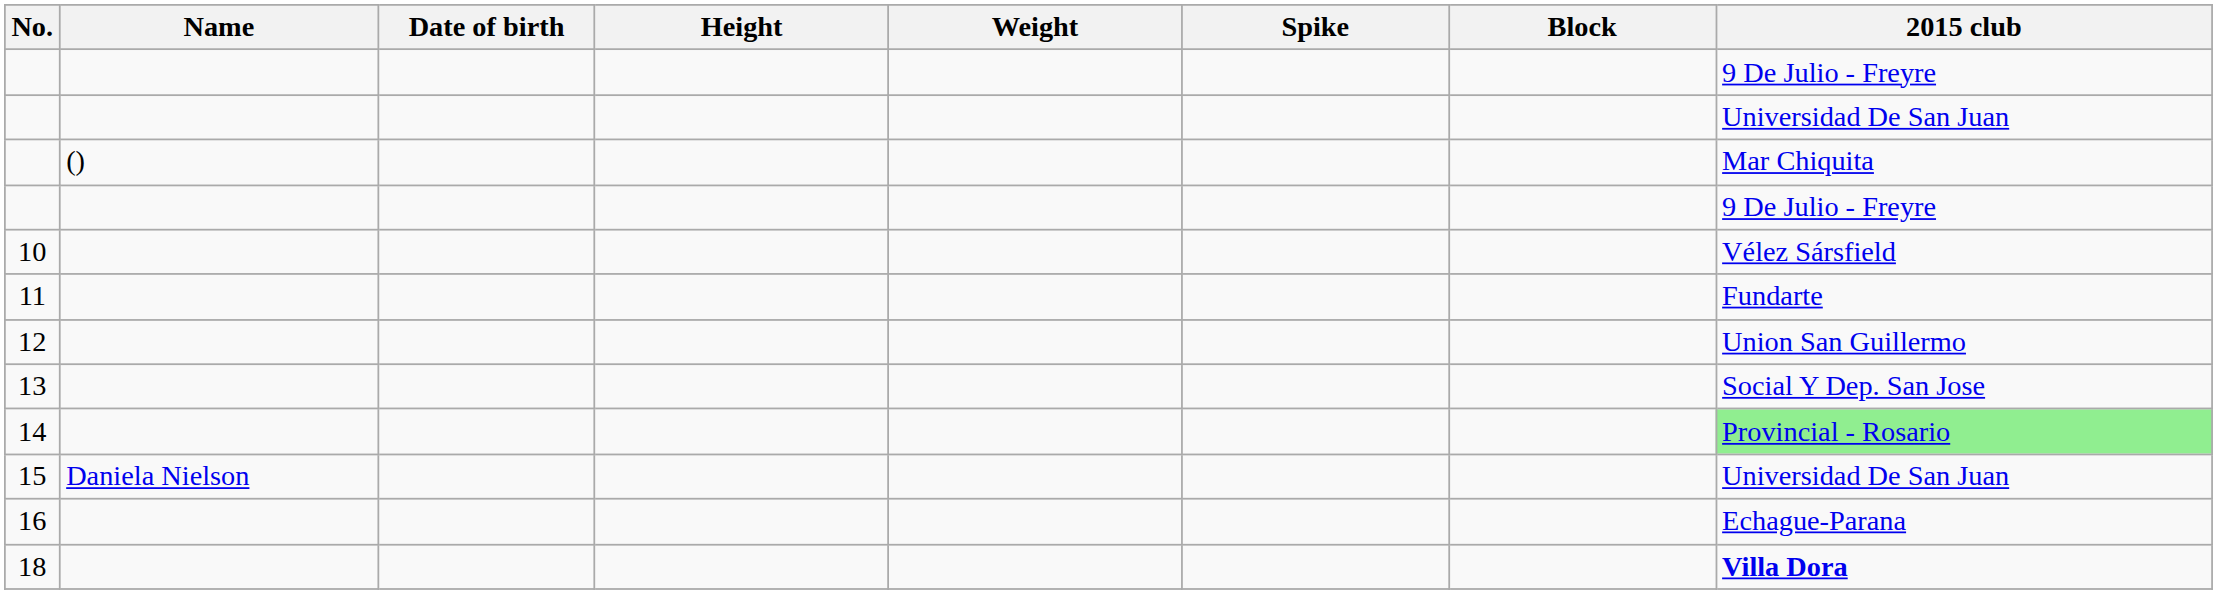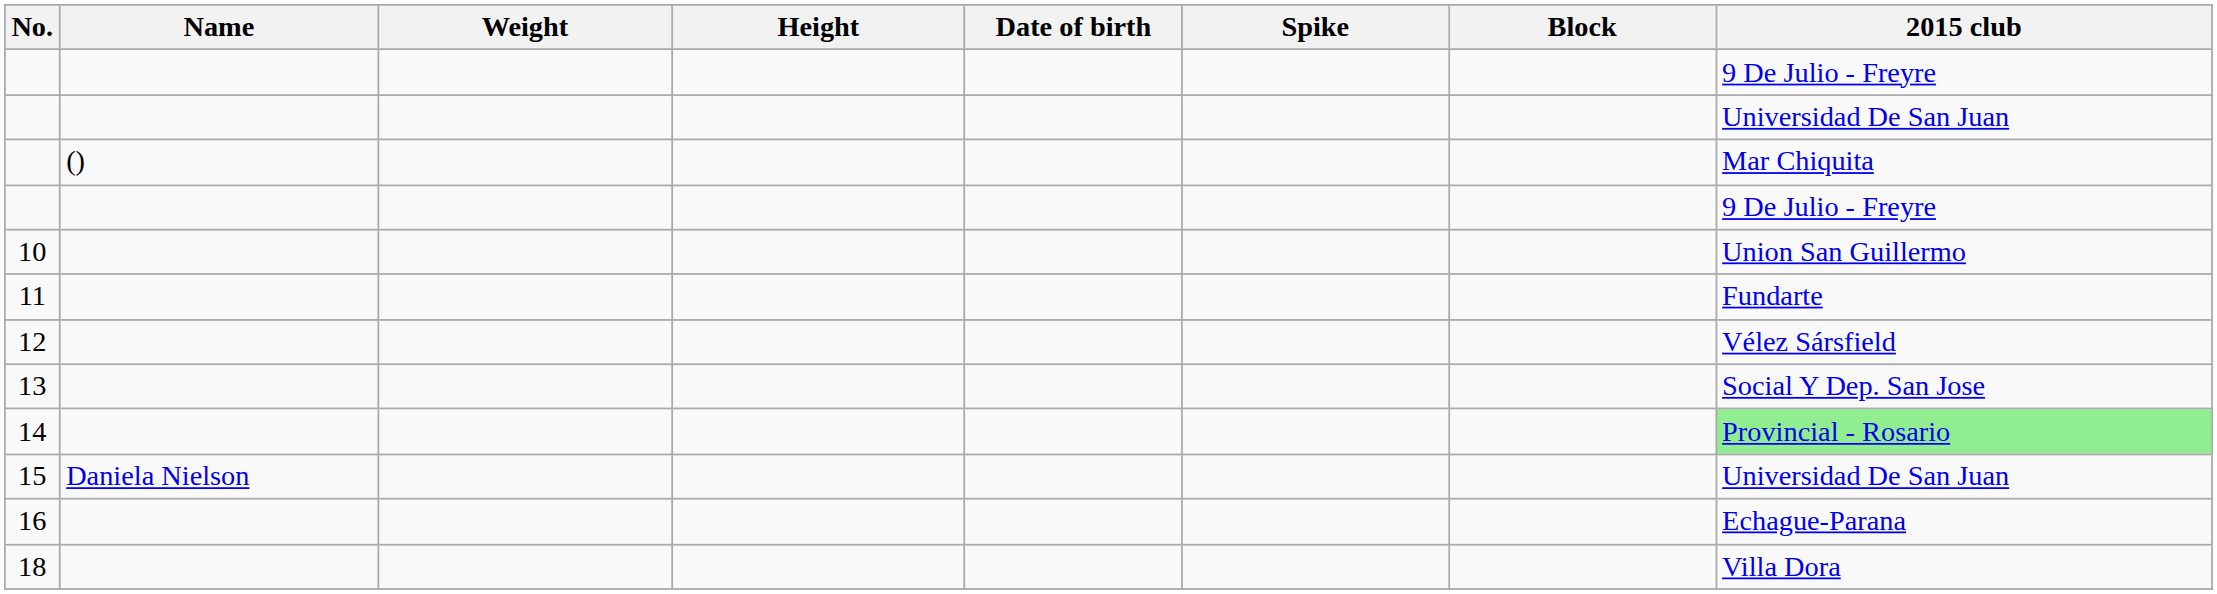columns swapped: (487, 26) <-> (1035, 26)
(1809, 251) Vélez Sársfield -> (1844, 251) Union San Guillermo
(1844, 341) Union San Guillermo -> (1809, 341) Vélez Sársfield
(1785, 565) bold -> (1781, 565) normal
